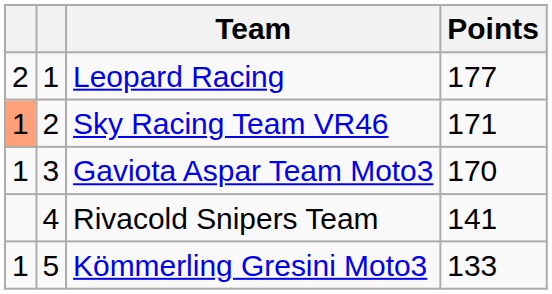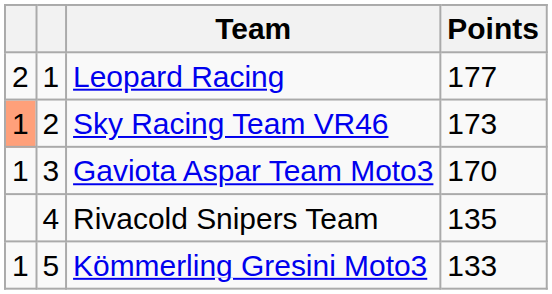(472, 124) 171 -> (472, 124) 173
(472, 218) 141 -> (472, 218) 135
